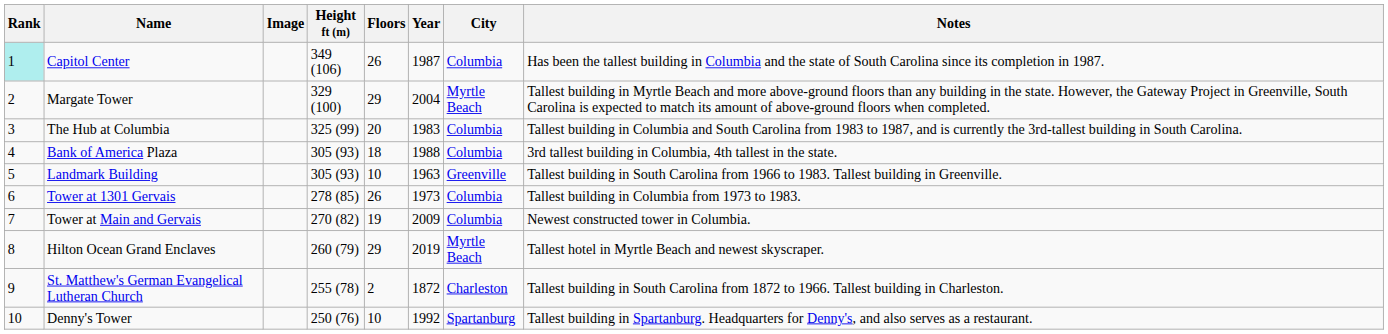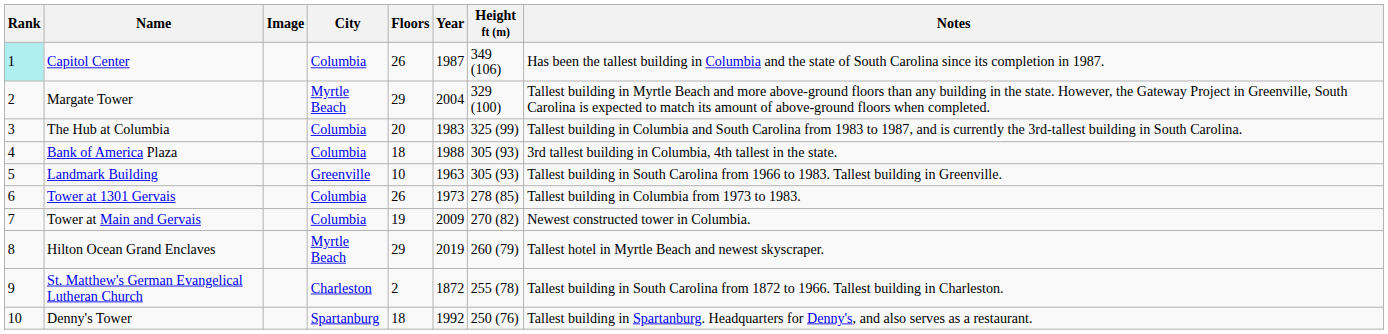columns swapped: (336, 23) <-> (484, 23)
(374, 318) 10 -> (398, 318) 18
